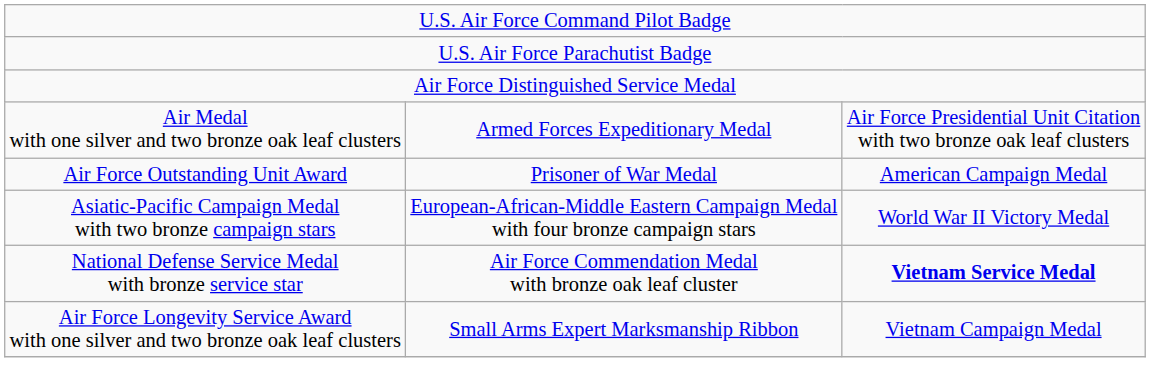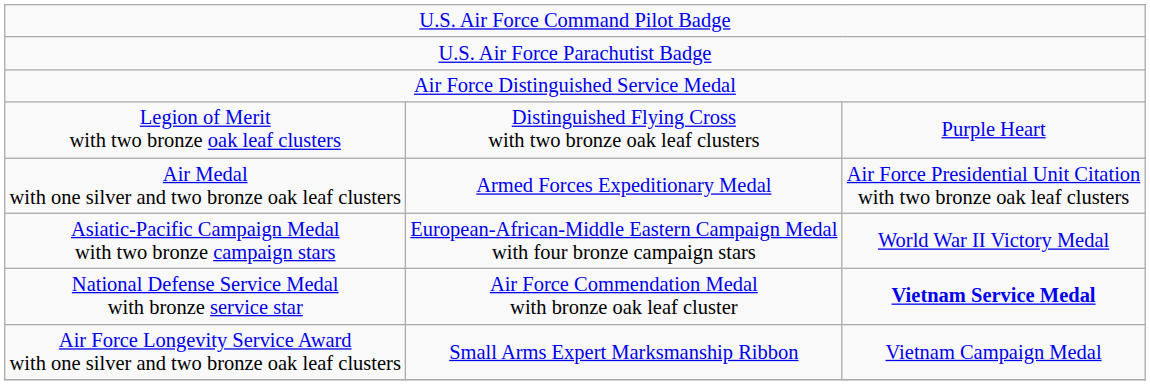+ row: (205, 129)
- row: (205, 173)
